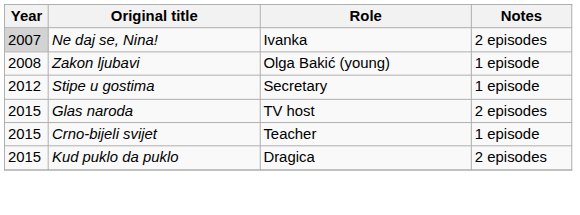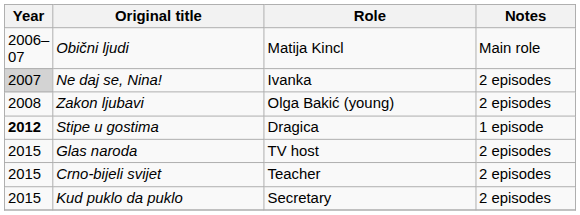+ row: (93, 48)
(507, 63) 1 episode -> (515, 103) 2 episodes
(24, 87) normal -> (24, 127) bold
(295, 87) Secretary -> (293, 127) Dragica
(507, 134) 1 episode -> (515, 174) 2 episodes
(289, 157) Dragica -> (299, 198) Secretary
